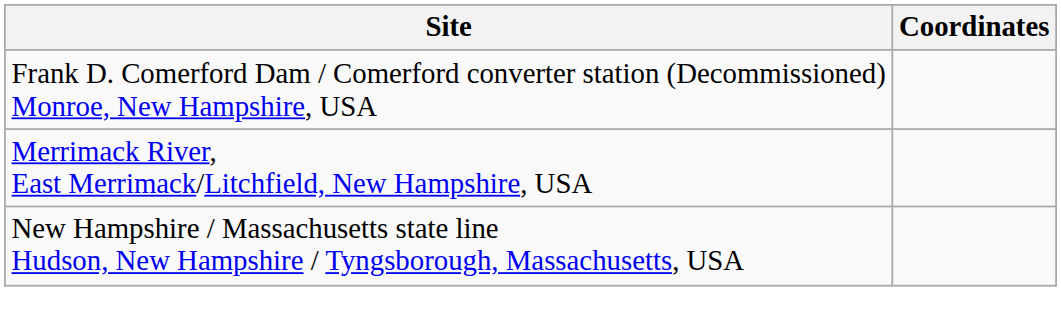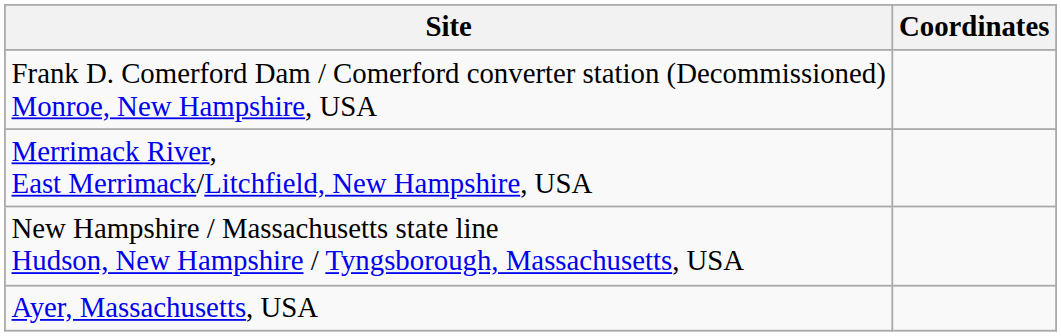+ row: (165, 307)
